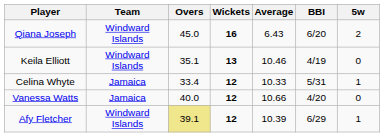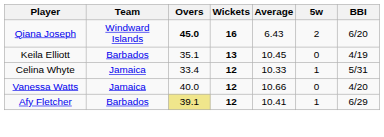columns swapped: (316, 12) <-> (358, 12)
(189, 33) normal -> (189, 33) bold
(127, 60) Windward Islands -> (127, 54) Barbados
(274, 60) 10.46 -> (274, 54) 10.45
(127, 118) Windward Islands -> (127, 102) Barbados
(274, 118) 10.39 -> (274, 102) 10.41
